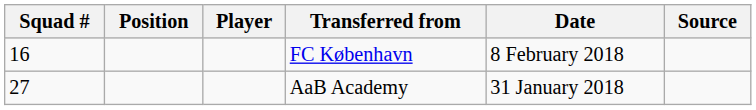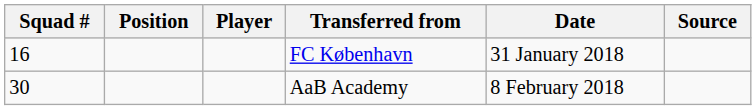(557, 54) 8 February 2018 -> (557, 54) 31 January 2018
(19, 88) 27 -> (19, 88) 30
(557, 88) 31 January 2018 -> (557, 88) 8 February 2018
